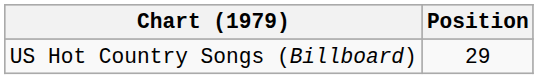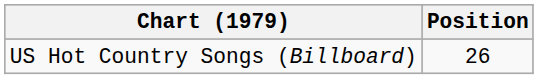(478, 57) 29 -> (478, 57) 26
